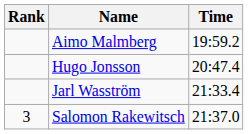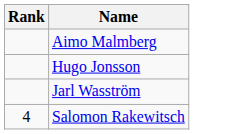- column: (216, 16)
(26, 116) 3 -> (26, 116) 4
